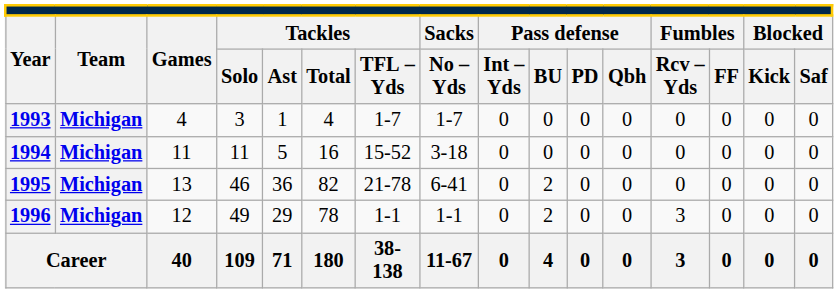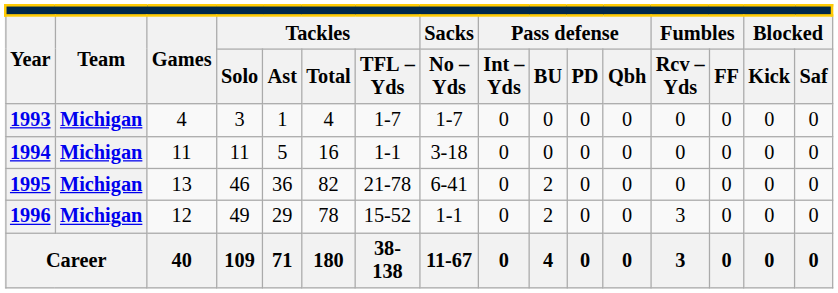(387, 152) 15-52 -> (387, 152) 1-1
(387, 216) 1-1 -> (387, 216) 15-52
